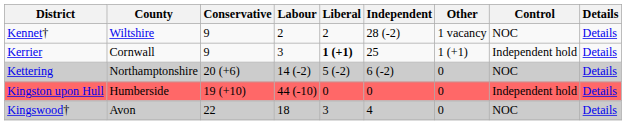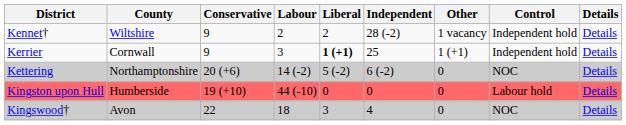(505, 33) NOC -> (535, 33) Independent hold
(535, 91) Independent hold -> (522, 91) Labour hold
